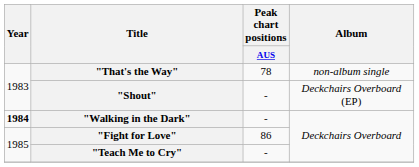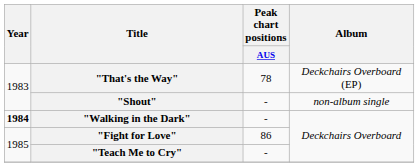(351, 72) non-album single -> (351, 78) Deckchairs Overboard (EP)
(351, 95) Deckchairs Overboard (EP) -> (351, 101) non-album single
